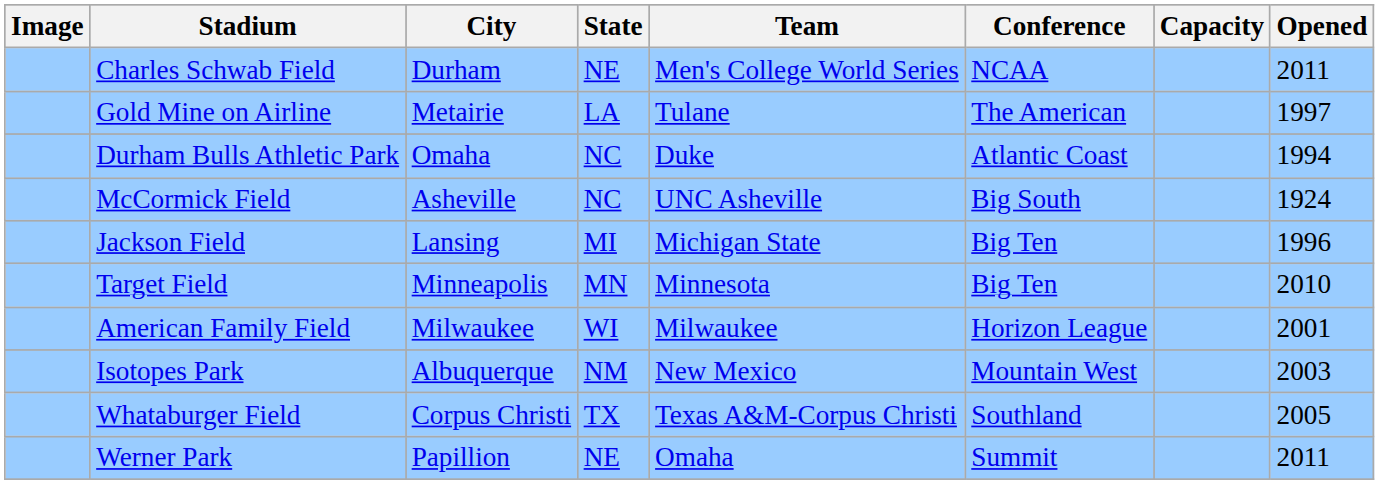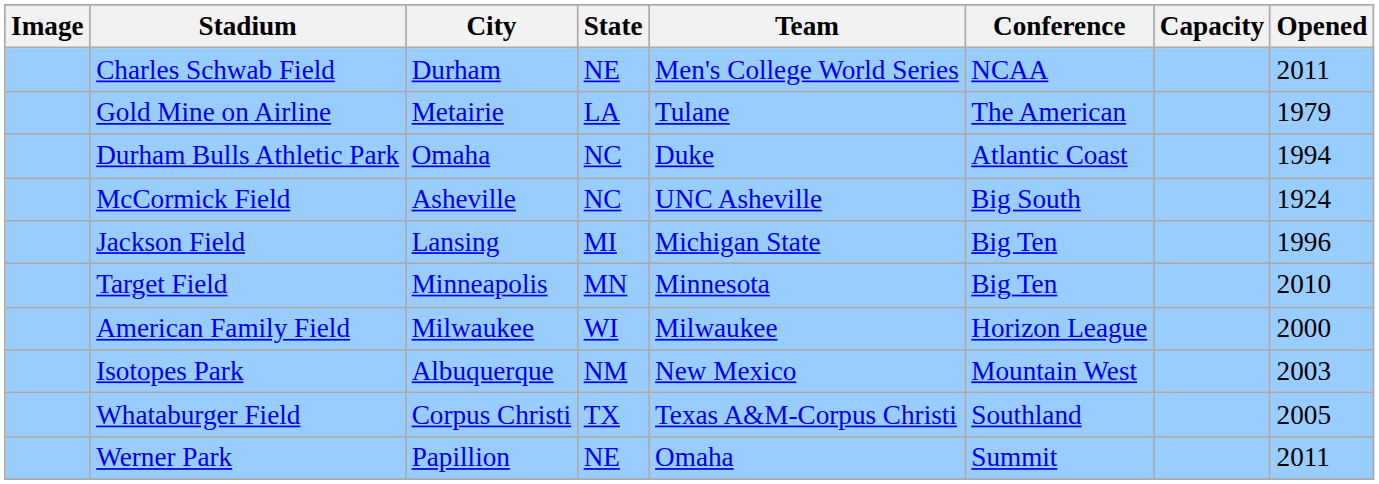(1304, 112) 1997 -> (1304, 112) 1979
(1304, 328) 2001 -> (1304, 328) 2000
